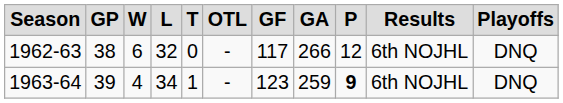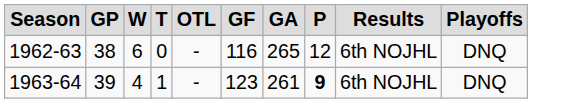- column: (167, 20)
(273, 51) 117 -> (242, 51) 116
(314, 51) 266 -> (283, 51) 265
(314, 82) 259 -> (283, 82) 261
